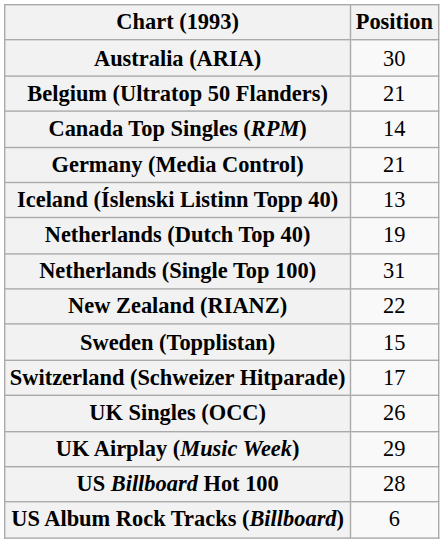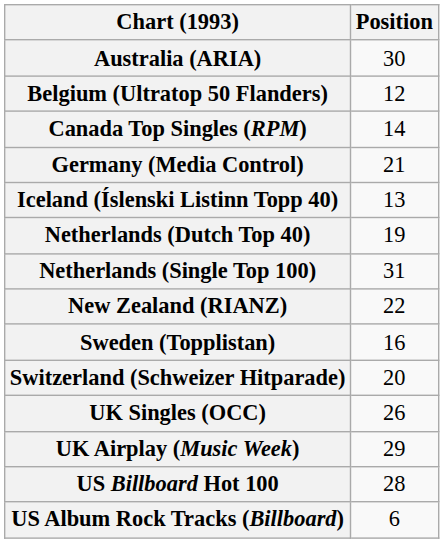(394, 93) 21 -> (394, 93) 12
(394, 341) 15 -> (394, 341) 16
(394, 377) 17 -> (394, 377) 20
